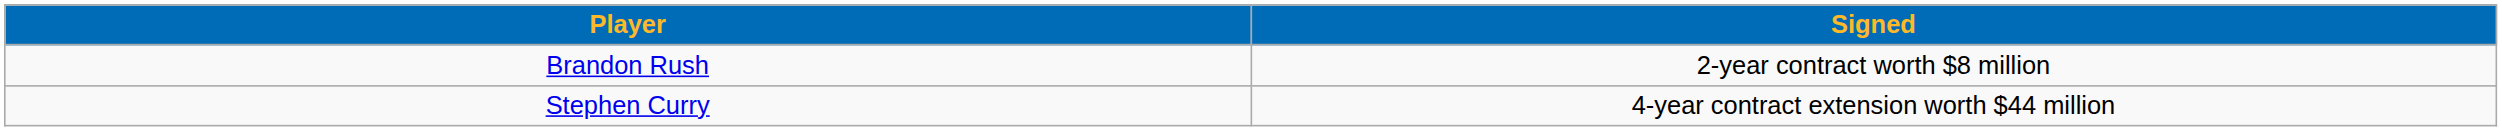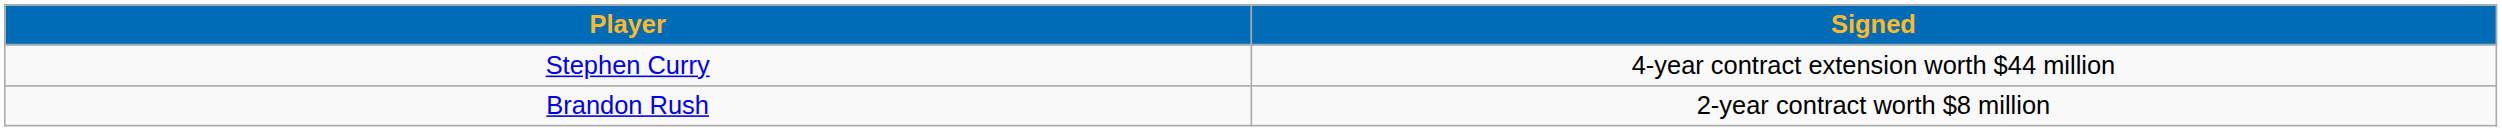rows swapped: (628, 65) <-> (628, 105)
